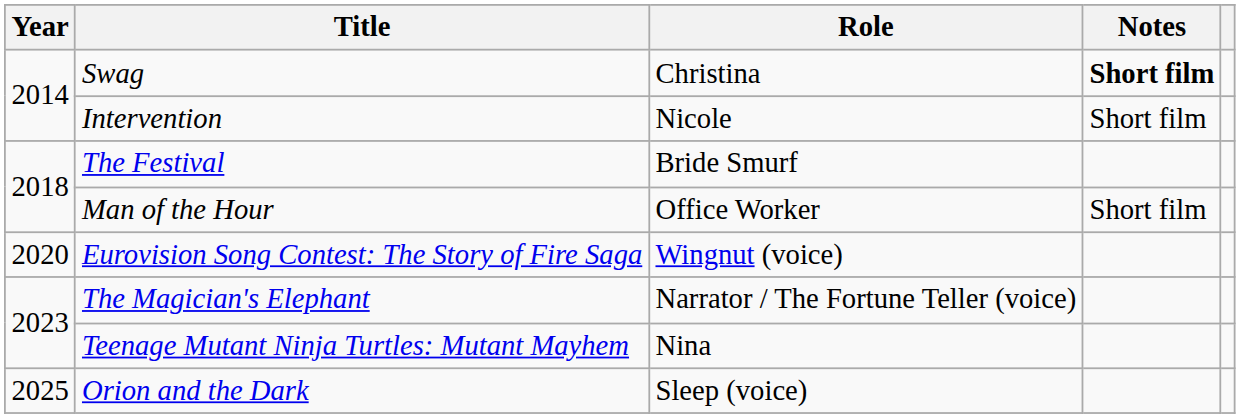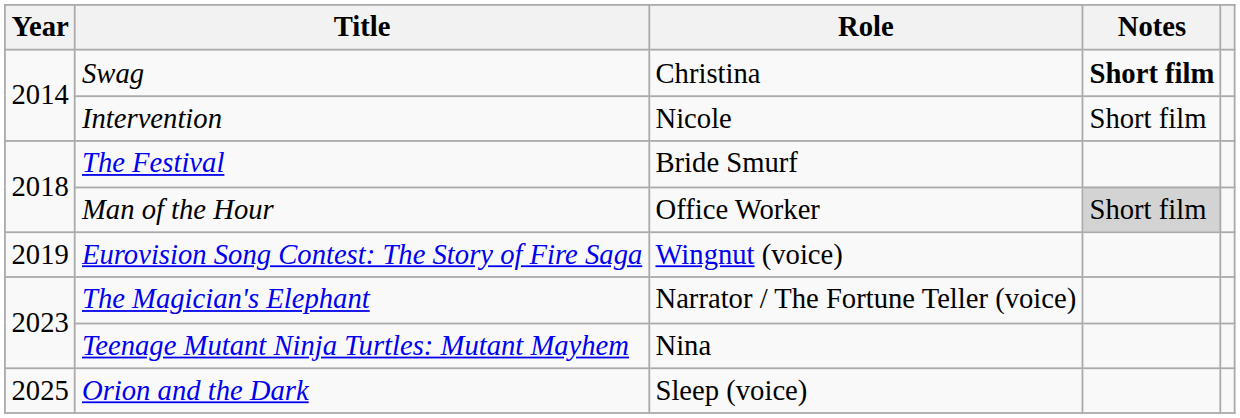(1148, 208) no background -> (1148, 208) lightgrey background
(40, 254) 2020 -> (40, 254) 2019
